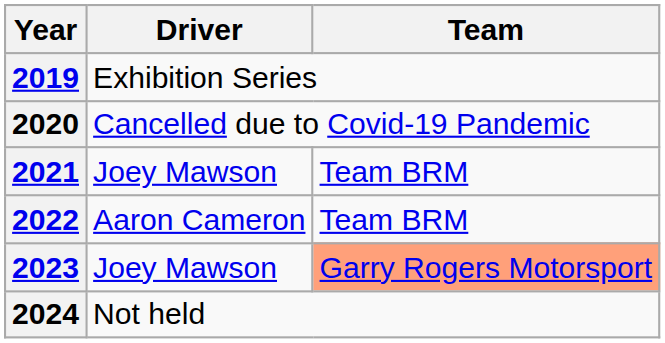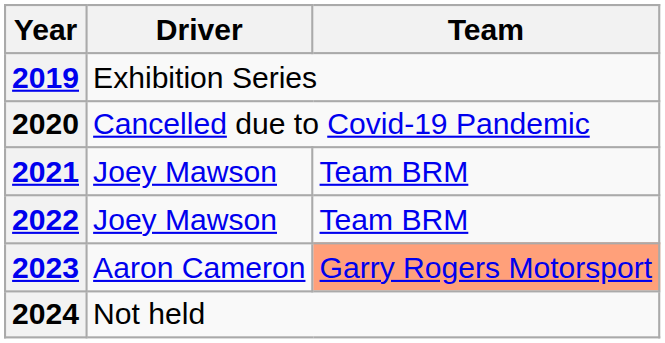(199, 219) Aaron Cameron -> (185, 219) Joey Mawson
(185, 267) Joey Mawson -> (199, 267) Aaron Cameron
